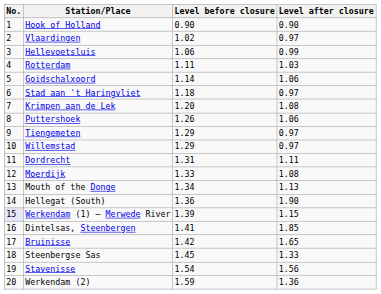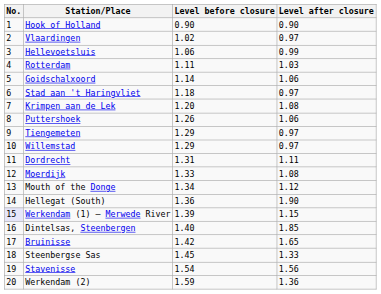(289, 187) 1.13 -> (289, 187) 1.12
(185, 228) 1.41 -> (185, 228) 1.40
